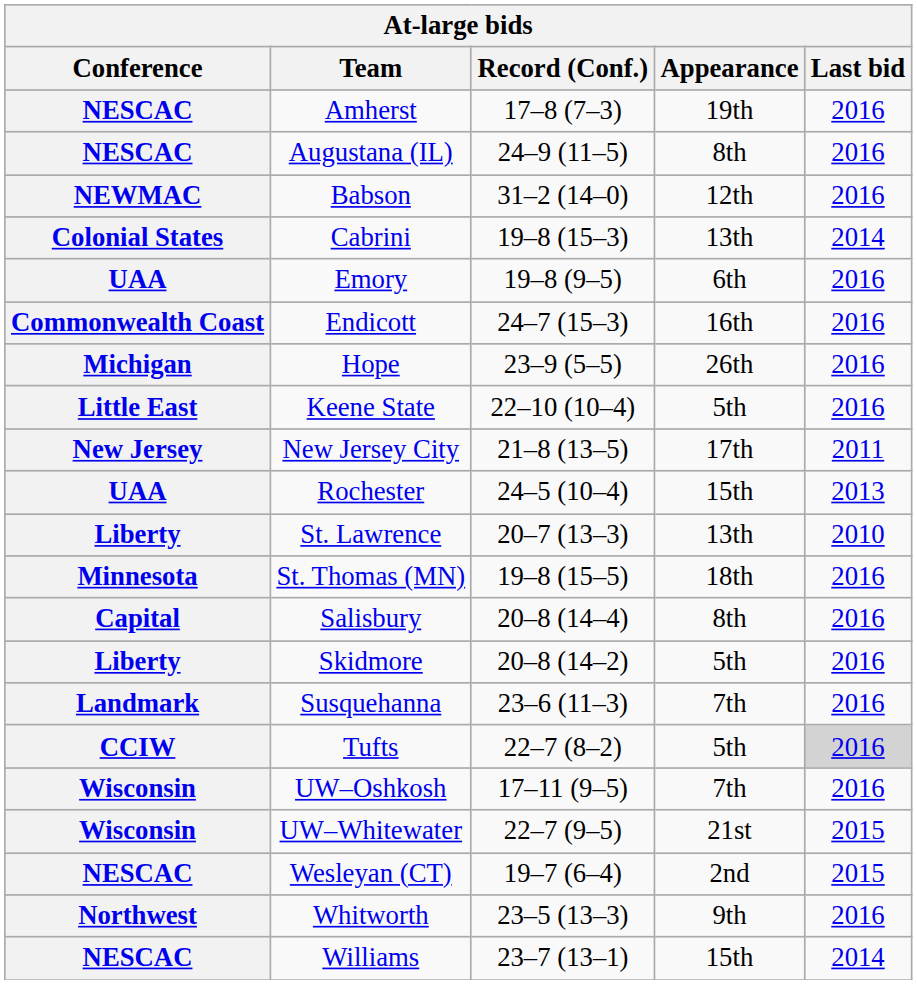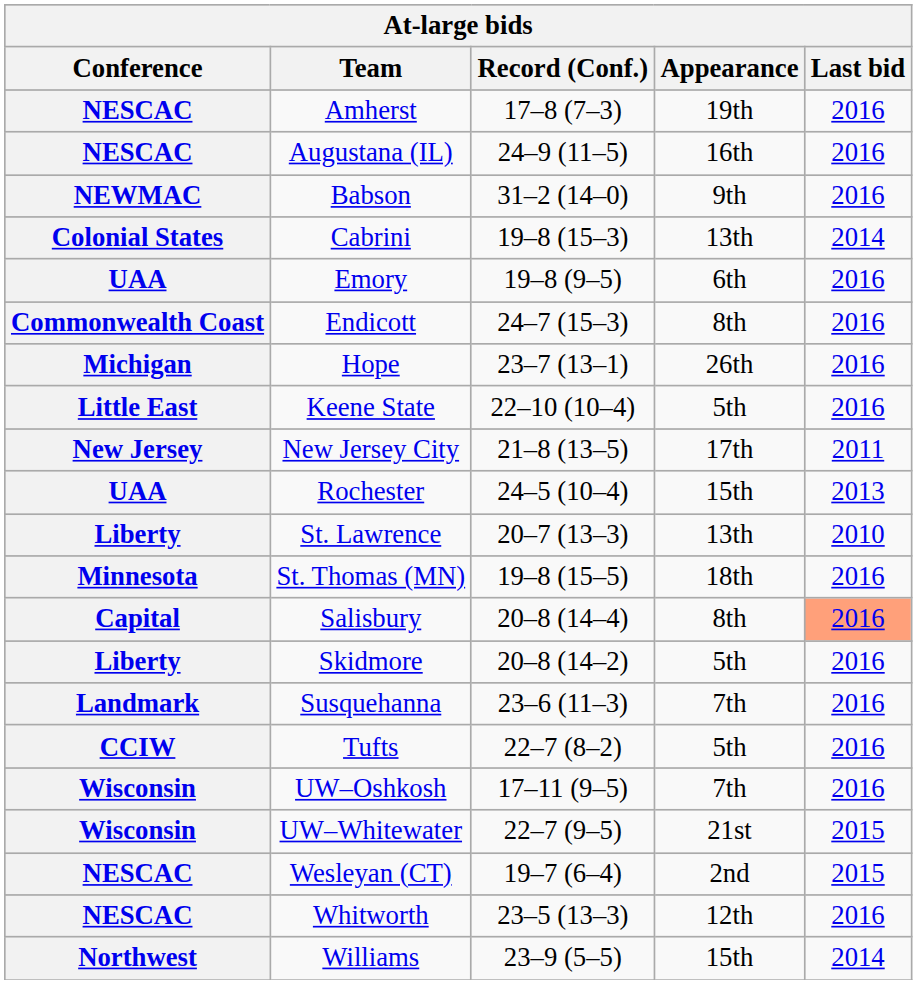(729, 152) 8th -> (729, 152) 16th
(729, 195) 12th -> (729, 195) 9th
(729, 322) 16th -> (729, 322) 8th
(563, 364) 23–9 (5–5) -> (563, 364) 23–7 (13–1)
(858, 618) no background -> (858, 618) lightsalmon background
(858, 746) lightgrey background -> (858, 746) no background
(138, 915) Northwest -> (138, 915) NESCAC
(729, 915) 9th -> (729, 915) 12th
(138, 957) NESCAC -> (138, 957) Northwest
(563, 957) 23–7 (13–1) -> (563, 957) 23–9 (5–5)
